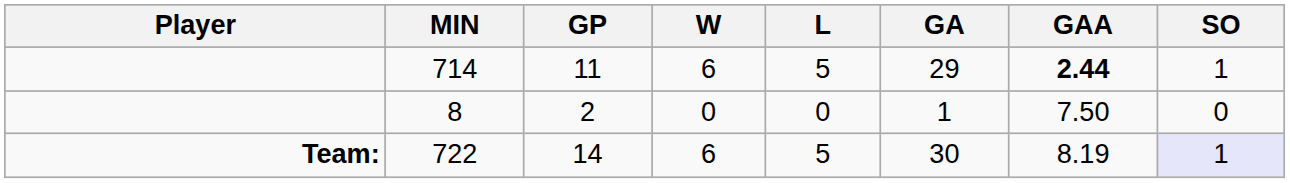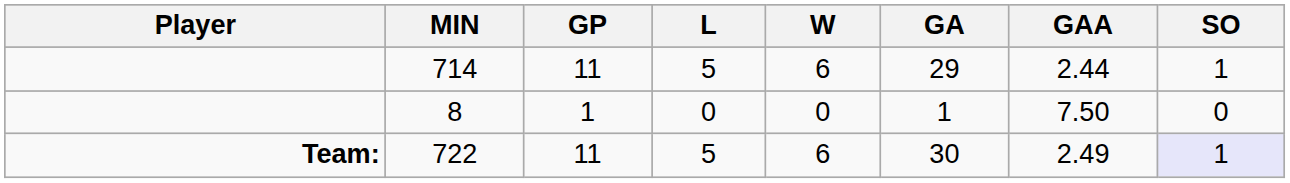columns swapped: (708, 25) <-> (823, 25)
(1083, 68) bold -> (1083, 68) normal
(588, 111) 2 -> (588, 111) 1
(588, 154) 14 -> (588, 154) 11
(1083, 154) 8.19 -> (1083, 154) 2.49
